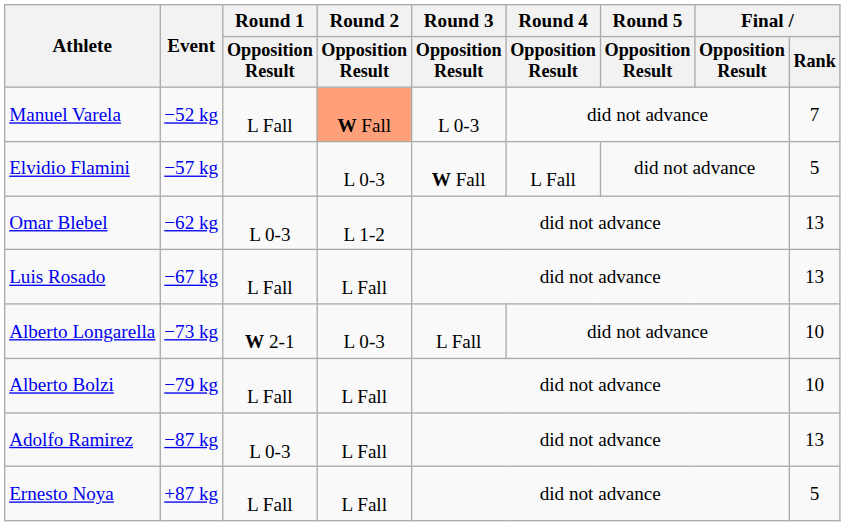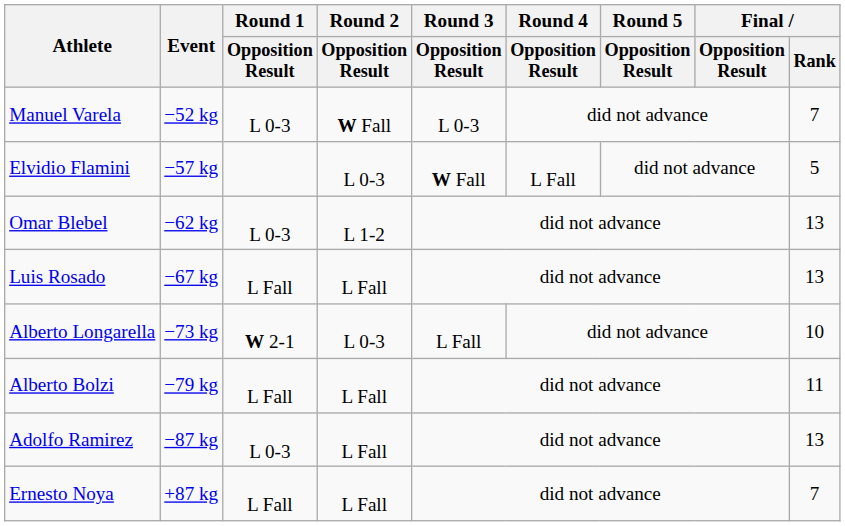(270, 126) L Fall -> (270, 126) L 0-3
(364, 126) lightsalmon background -> (364, 126) no background
(815, 385) 10 -> (815, 385) 11
(815, 494) 5 -> (815, 494) 7
